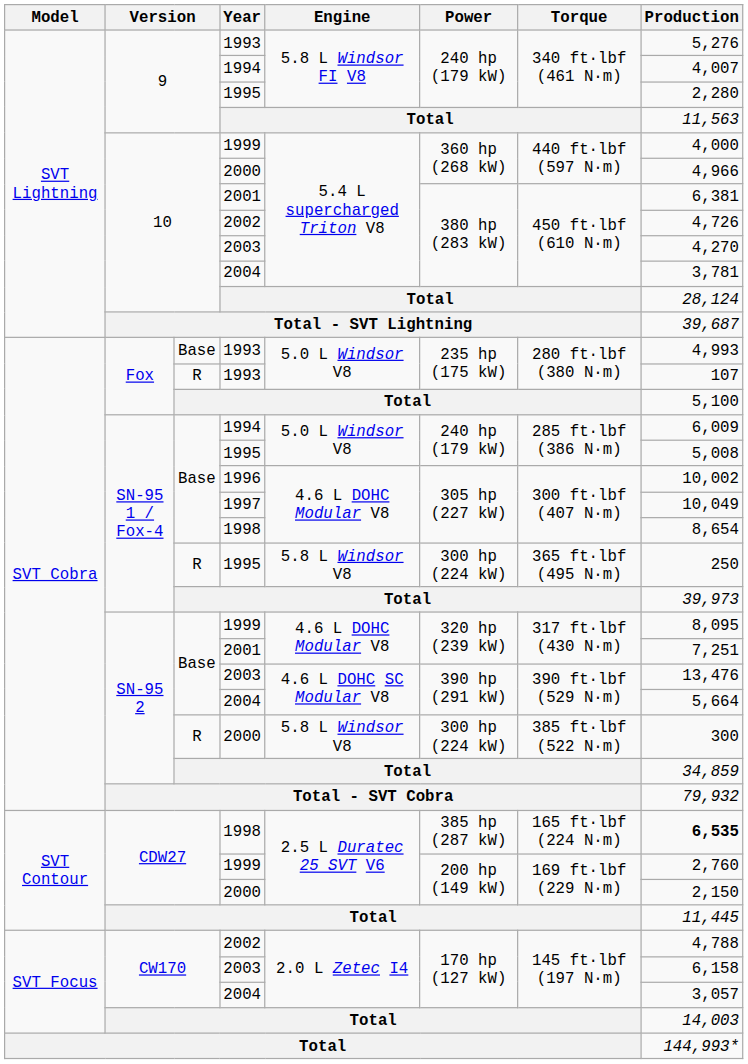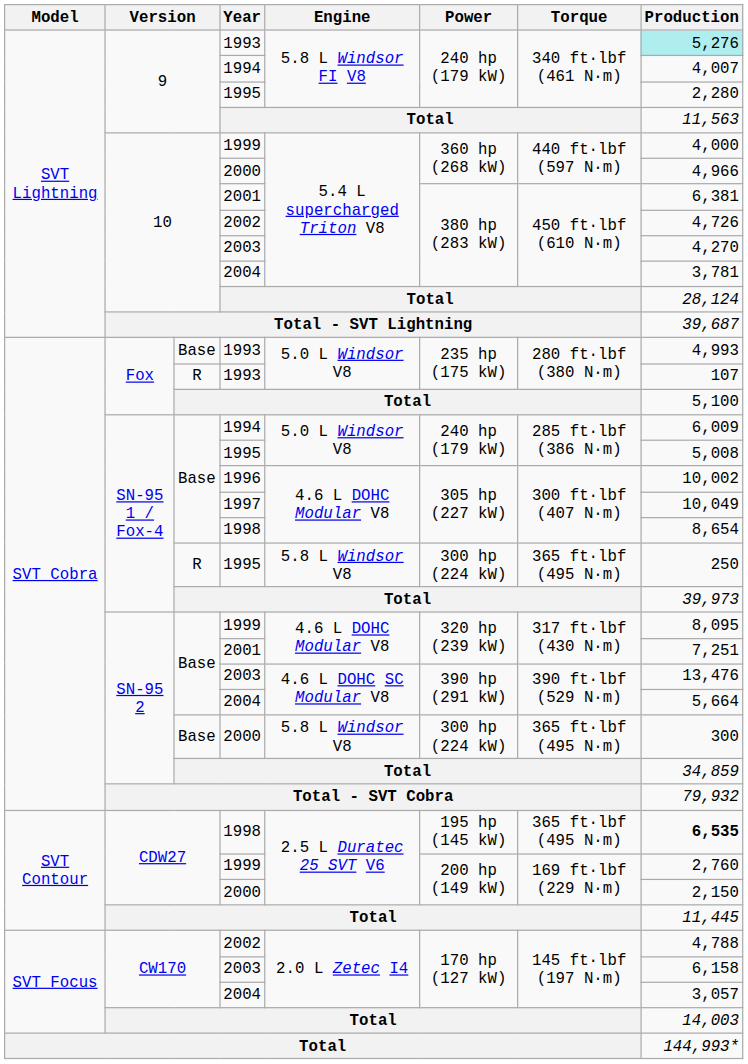(715, 43) no background -> (715, 43) paleturquoise background
(197, 737) R -> (197, 737) Base
(579, 737) 385 ft·lbf (522 N·m) -> (579, 737) 365 ft·lbf (495 N·m)
(469, 832) 385 hp (287 kW) -> (469, 832) 195 hp (145 kW)
(579, 832) 165 ft·lbf (224 N·m) -> (579, 832) 365 ft·lbf (495 N·m)
